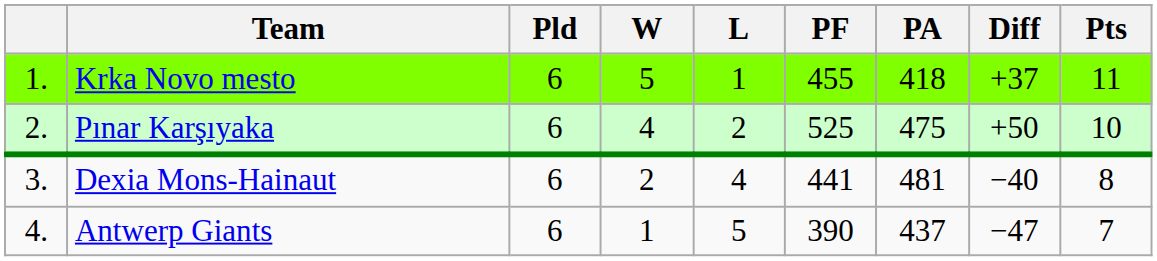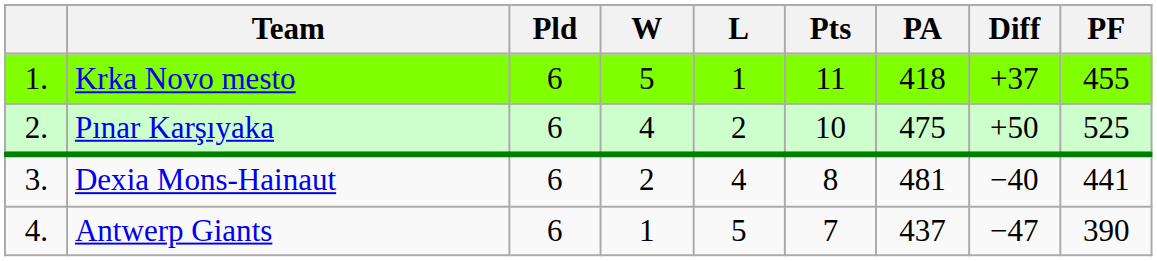columns swapped: (831, 29) <-> (1106, 29)
